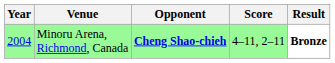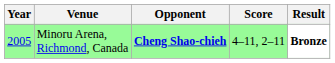(19, 41) 2004 -> (19, 41) 2005
